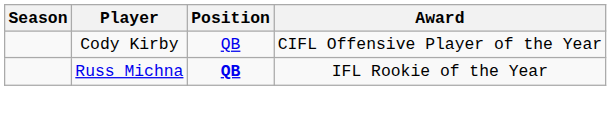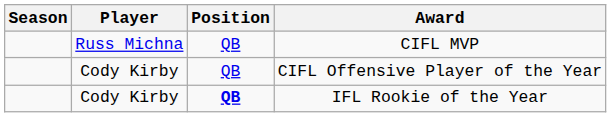+ row: (440, 45)
(129, 71) Russ Michna -> (129, 98) Cody Kirby
